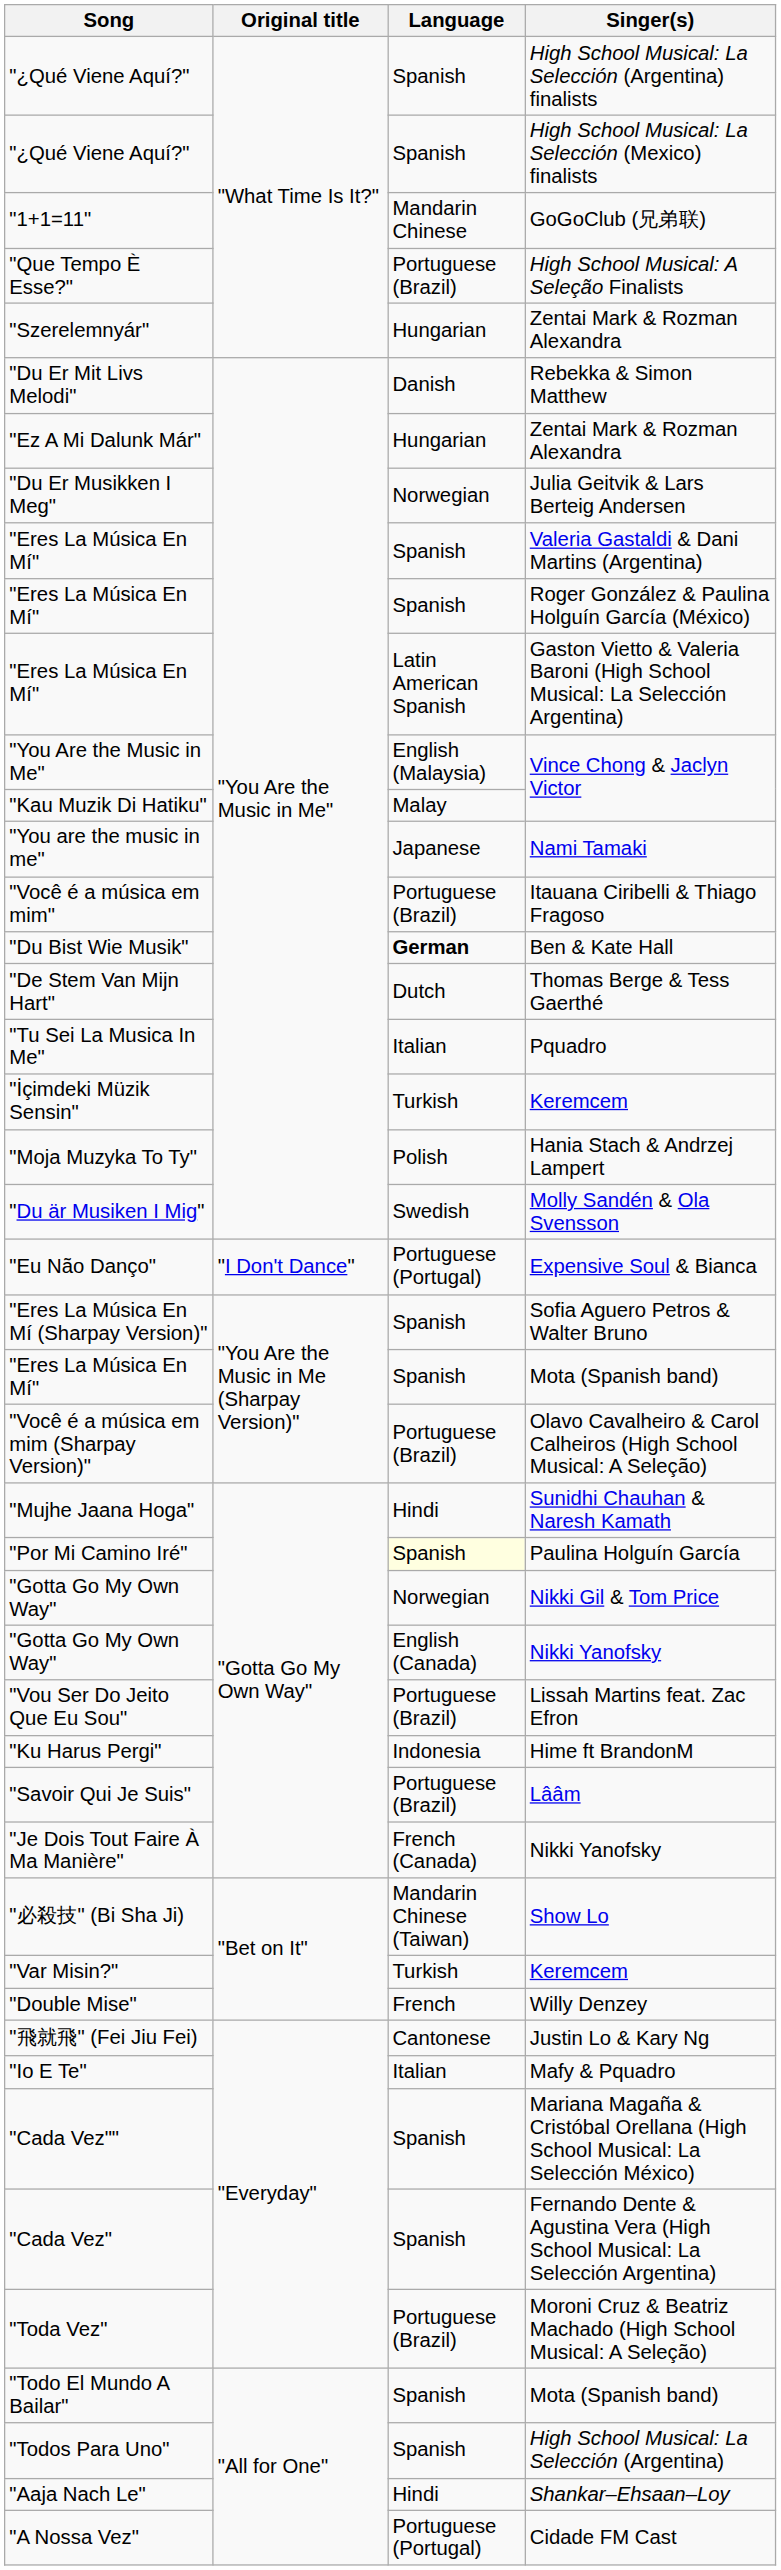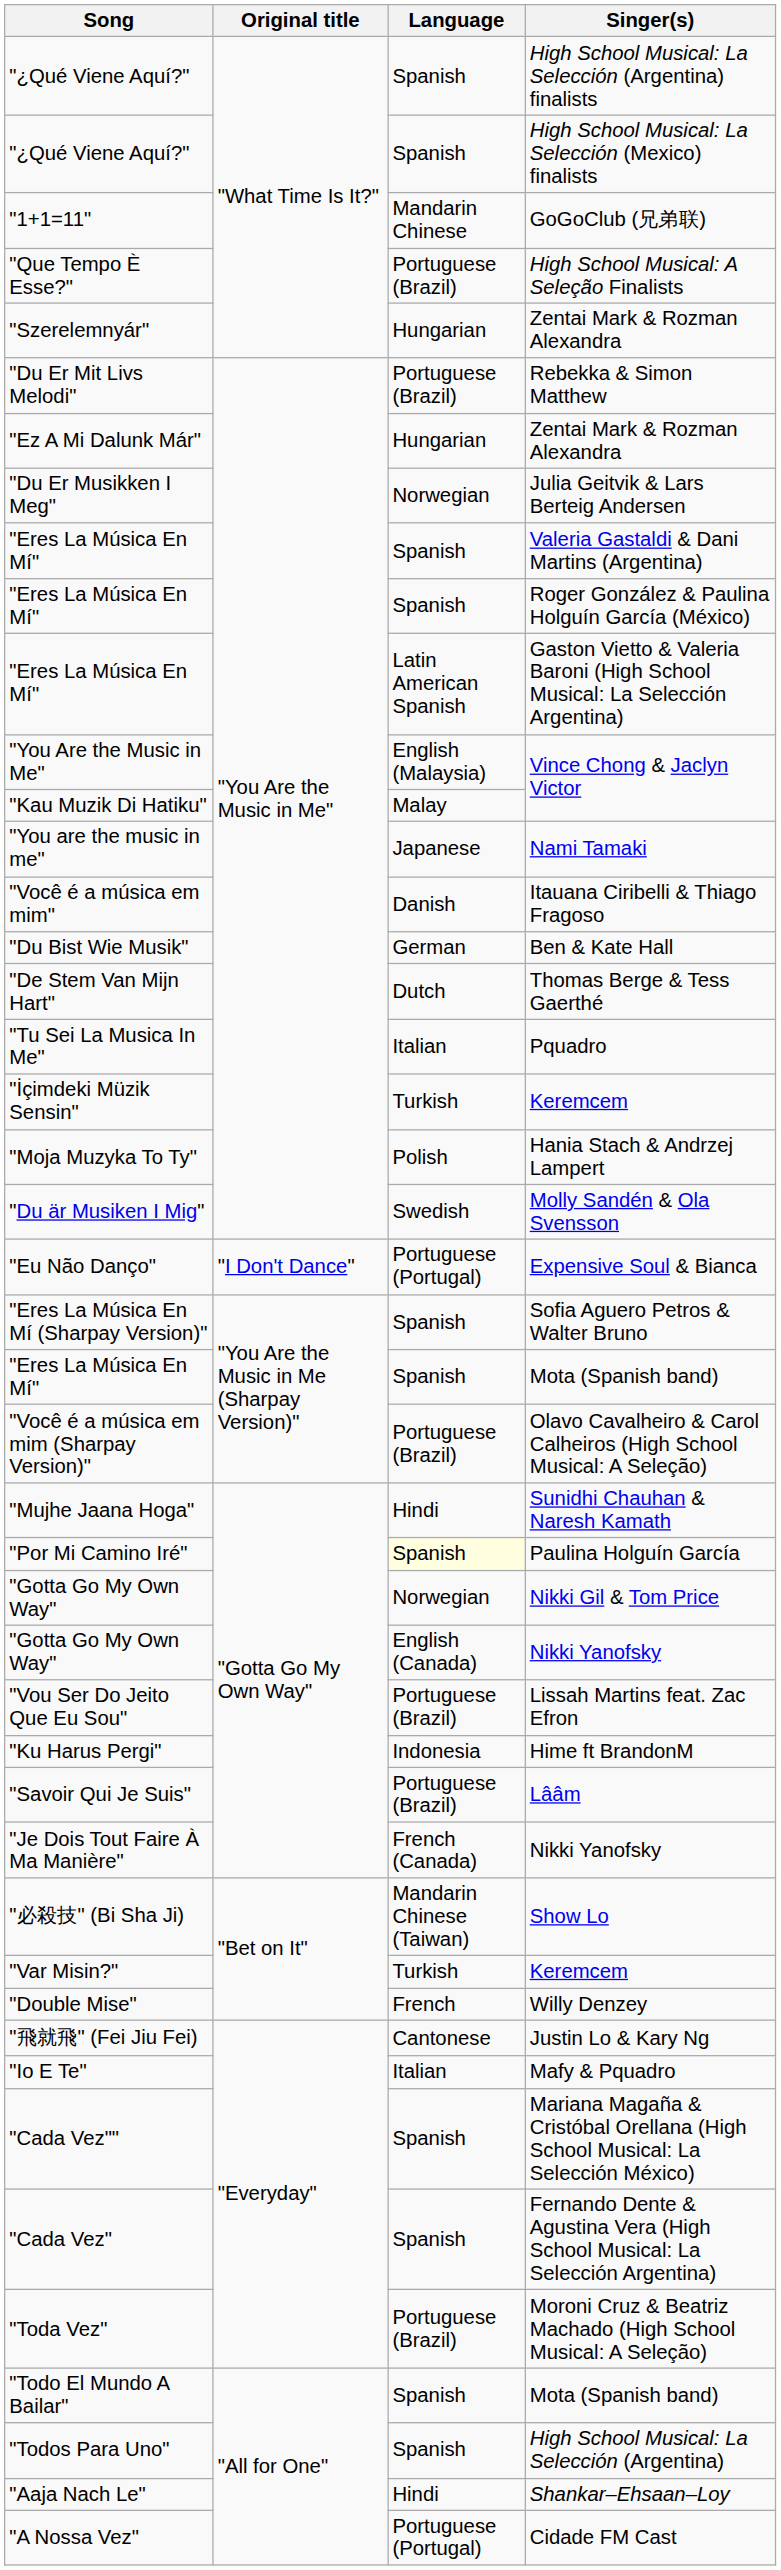(424, 385) Danish -> (444, 385) Portuguese (Brazil)
(444, 904) Portuguese (Brazil) -> (424, 904) Danish
(431, 947) bold -> (429, 947) normal
